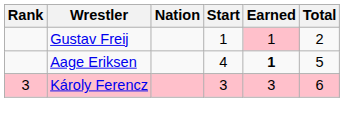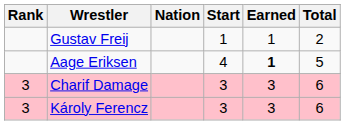(271, 39) pink background -> (271, 39) no background
+ row: (99, 85)
